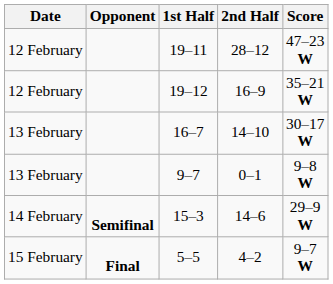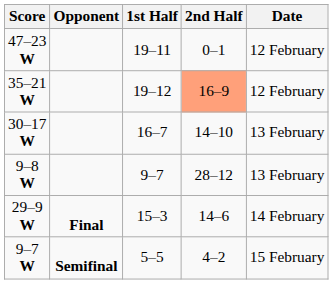columns swapped: (45, 16) <-> (305, 16)
(250, 49) 28–12 -> (214, 49) 0–1
(250, 91) no background -> (214, 91) lightsalmon background
(250, 174) 0–1 -> (214, 174) 28–12
(123, 224) Semifinal -> (86, 224) Final
(123, 266) Final -> (86, 266) Semifinal
